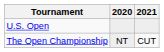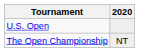- column: (147, 12)
